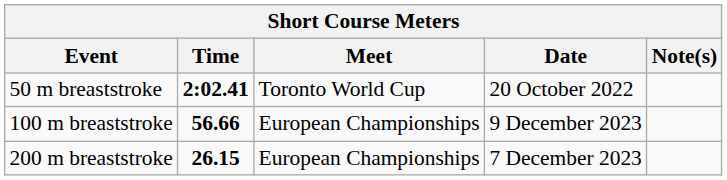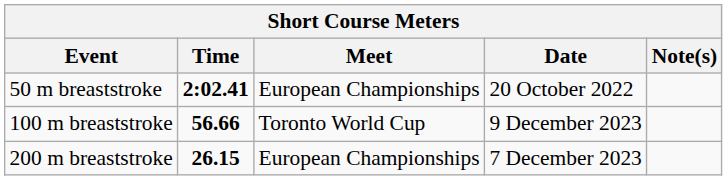(342, 89) Toronto World Cup -> (369, 89) European Championships
(369, 123) European Championships -> (342, 123) Toronto World Cup
